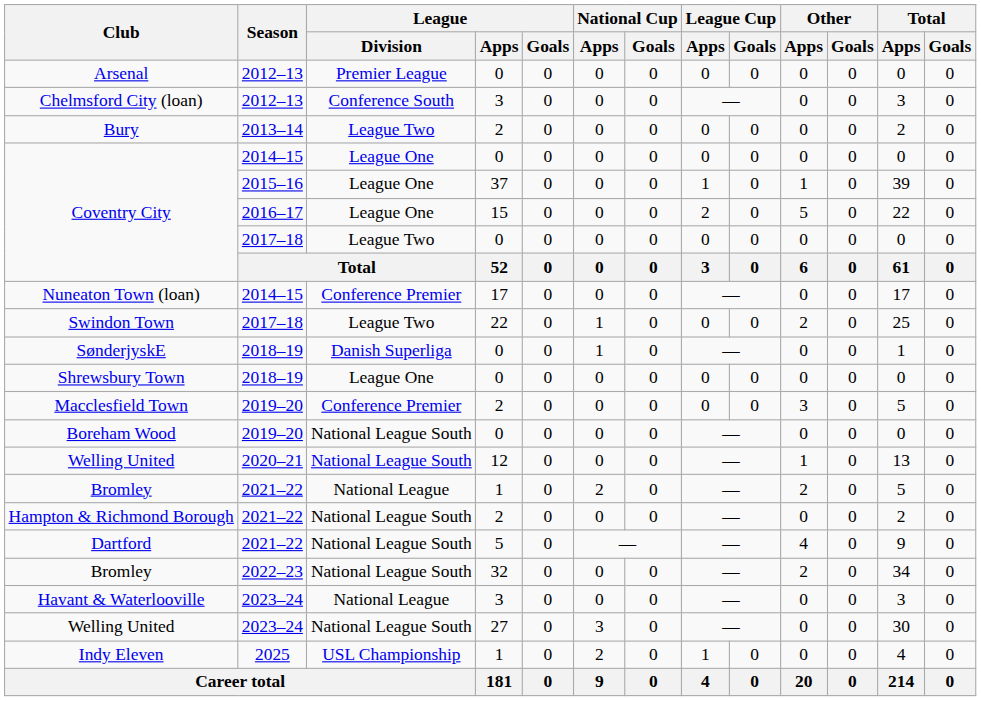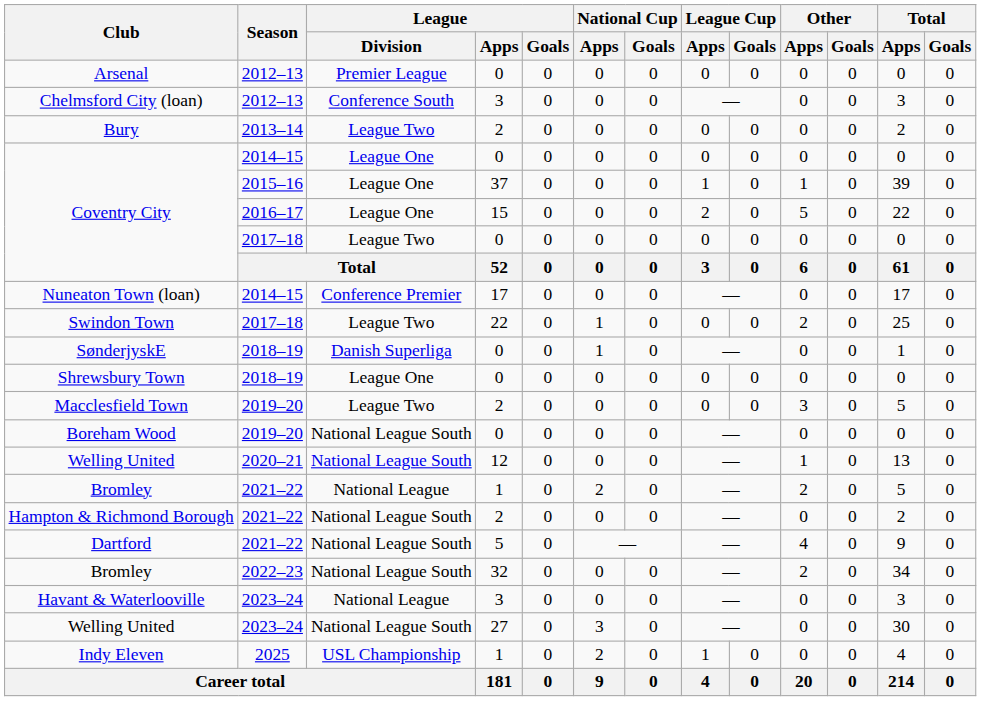(391, 405) Conference Premier -> (391, 405) League Two
